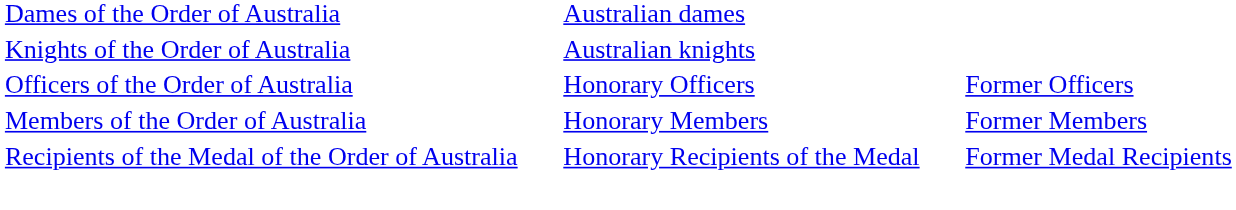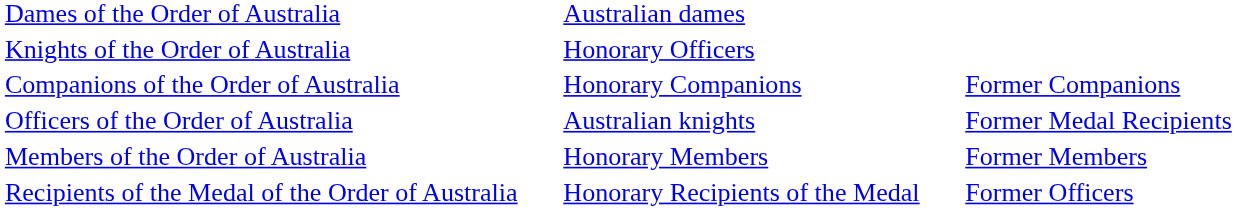(659, 49) Australian knights -> (659, 49) Honorary Officers
+ row: (202, 84)
(659, 84) Honorary Officers -> (659, 120) Australian knights
(1049, 84) Former Officers -> (1099, 120) Former Medal Recipients
(1099, 156) Former Medal Recipients -> (1049, 192) Former Officers
